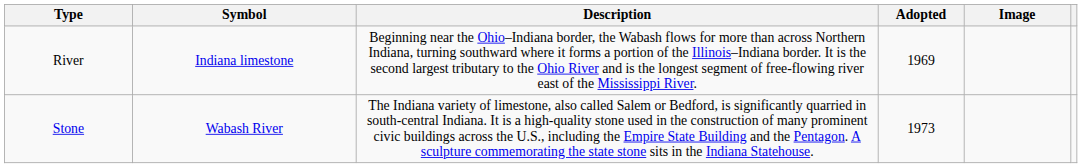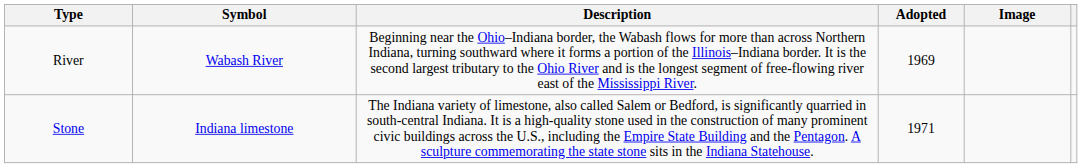(244, 60) Indiana limestone -> (244, 60) Wabash River
(244, 128) Wabash River -> (244, 128) Indiana limestone
(921, 128) 1973 -> (921, 128) 1971
